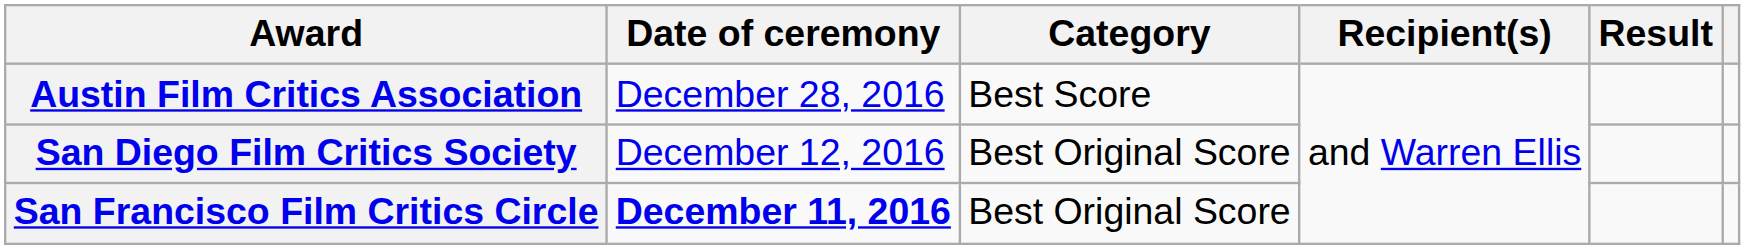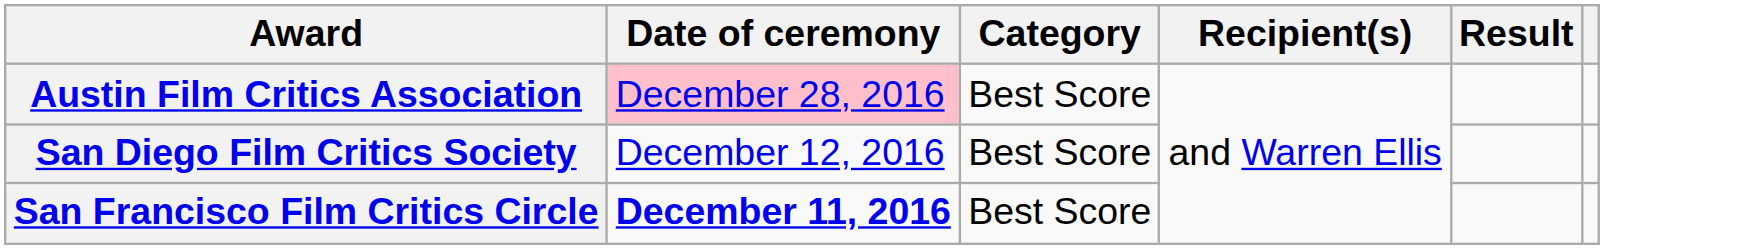(780, 93) no background -> (780, 93) pink background
(1129, 152) Best Original Score -> (1060, 152) Best Score
(1129, 212) Best Original Score -> (1060, 212) Best Score
